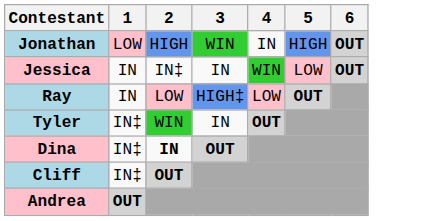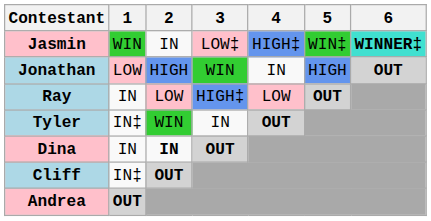+ row: (57, 44)
- row: (57, 70)
(127, 149) IN‡ -> (127, 149) IN
